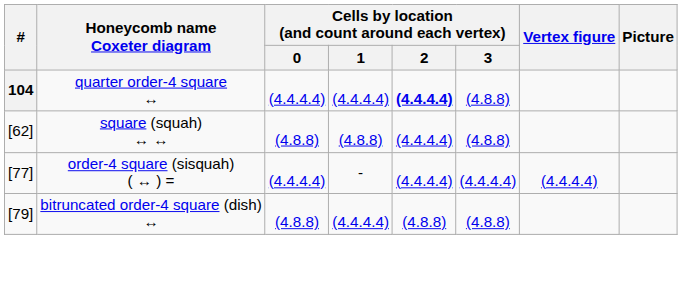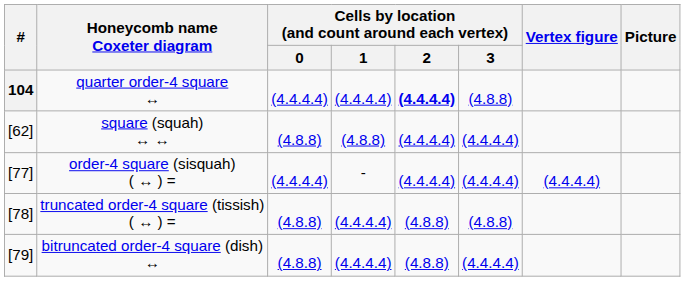(488, 140) (4.8.8) -> (490, 140) (4.4.4.4)
+ row: (152, 214)
(488, 222) (4.8.8) -> (490, 263) (4.4.4.4)
